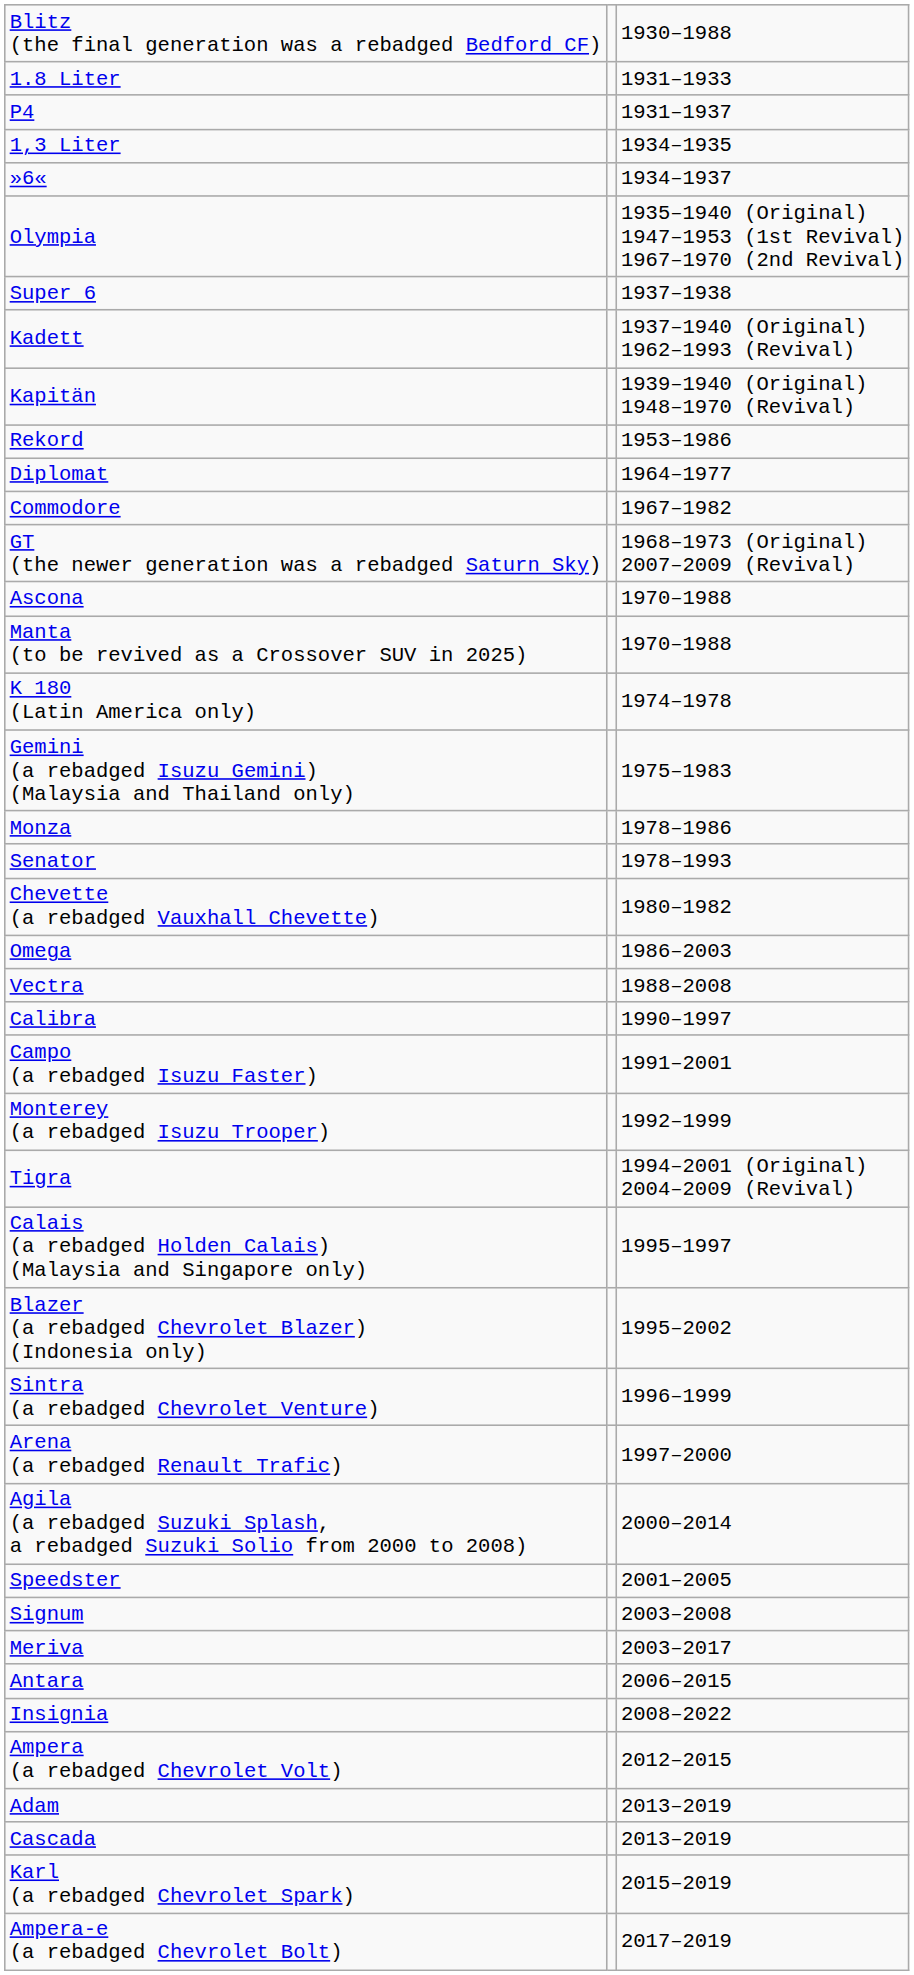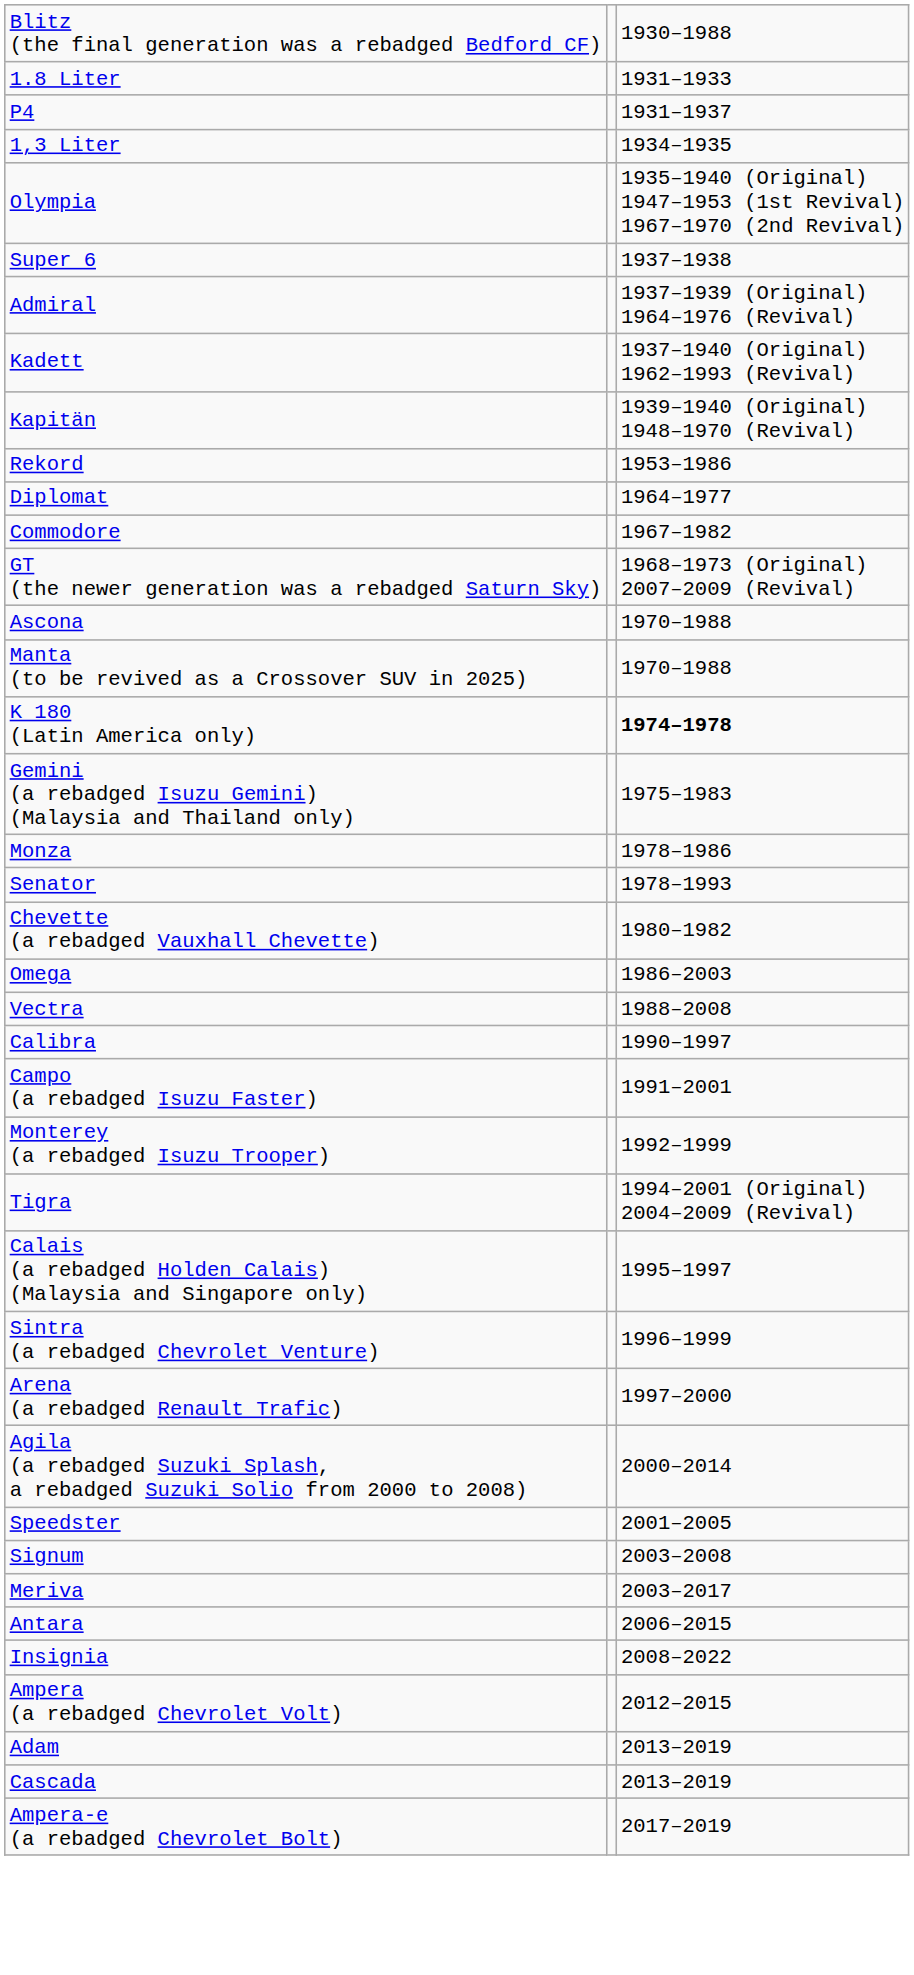- row: (28, 179)
+ row: (53, 305)
(676, 701) normal -> (676, 725) bold
- row: (188, 1328)
- row: (182, 1884)
